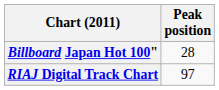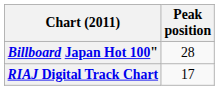(188, 74) 97 -> (188, 74) 17
